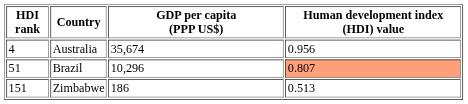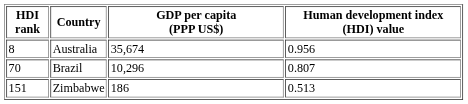(12, 48) 4 -> (12, 48) 8
(15, 68) 51 -> (15, 68) 70
(301, 68) lightsalmon background -> (301, 68) no background
